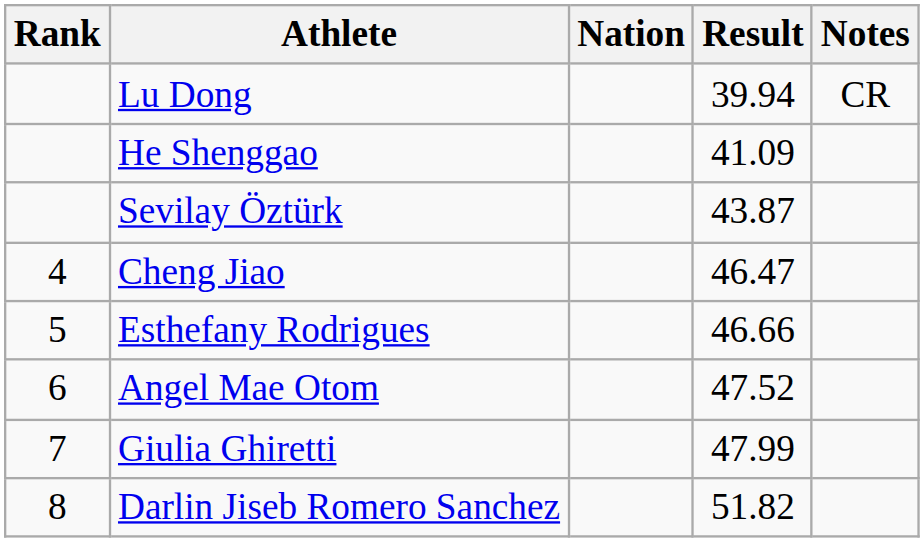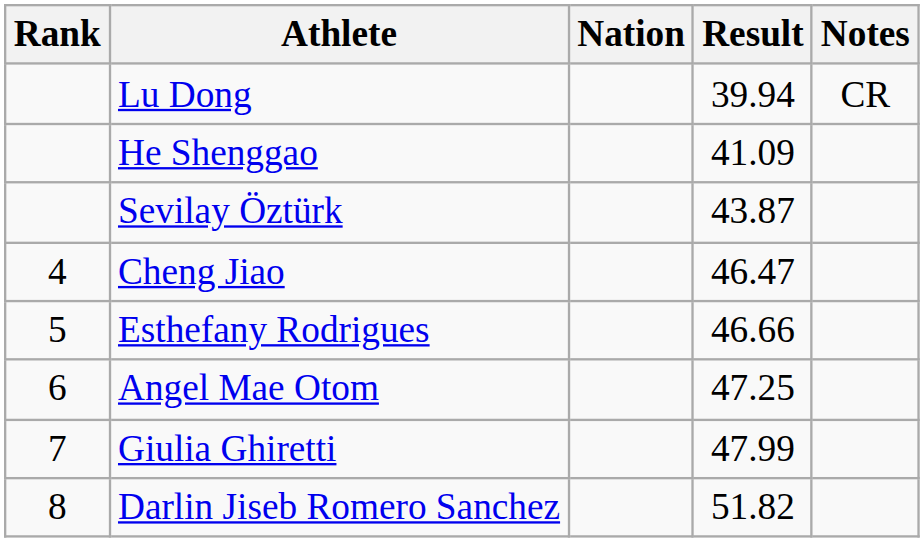(753, 388) 47.52 -> (753, 388) 47.25
